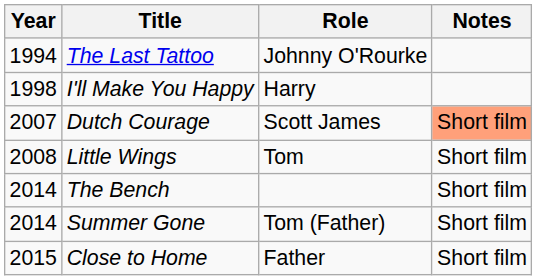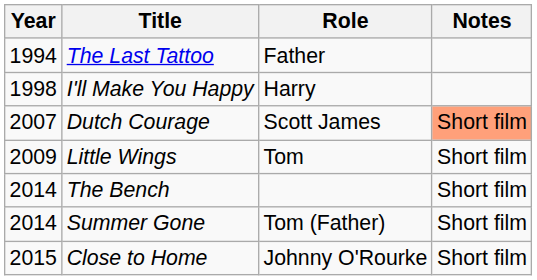(345, 55) Johnny O'Rourke -> (294, 55) Father
(33, 156) 2008 -> (33, 156) 2009
(294, 257) Father -> (345, 257) Johnny O'Rourke
